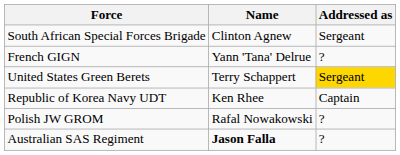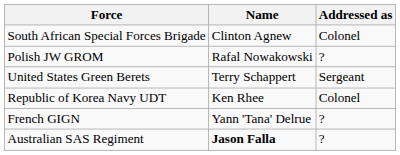(342, 35) Sergeant -> (339, 35) Colonel
rows swapped: (55, 118) <-> (44, 56)
(342, 77) gold background -> (342, 77) no background
(339, 98) Captain -> (339, 98) Colonel
